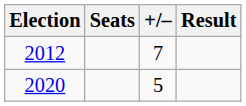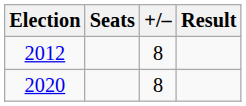(158, 52) 7 -> (158, 52) 8
(158, 85) 5 -> (158, 85) 8
